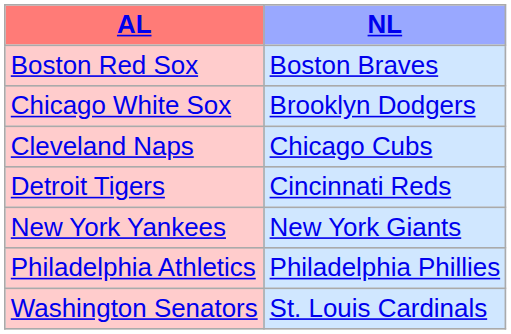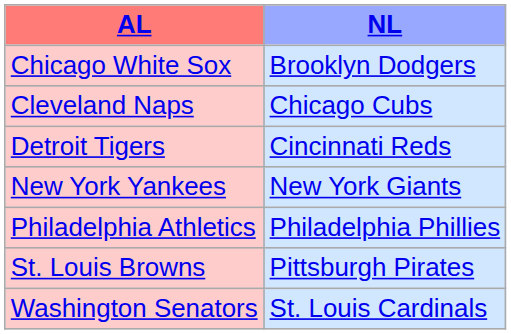- row: (104, 65)
+ row: (108, 267)
